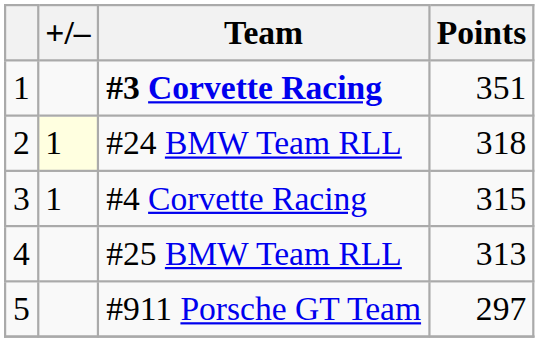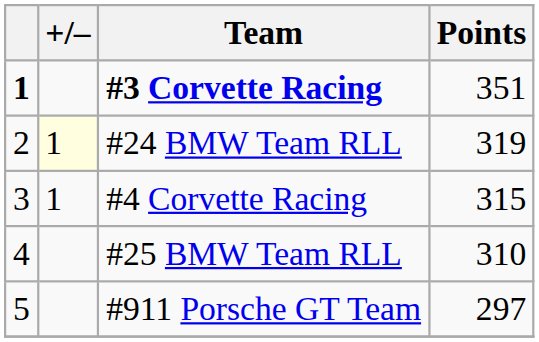(21, 87) normal -> (21, 87) bold
(501, 143) 318 -> (501, 143) 319
(501, 253) 313 -> (501, 253) 310
